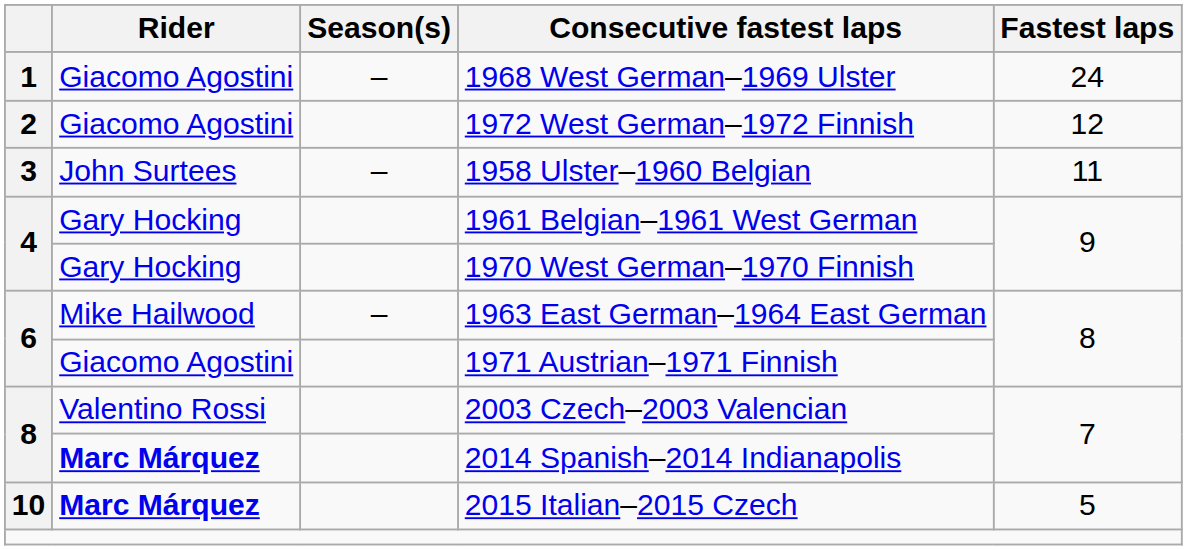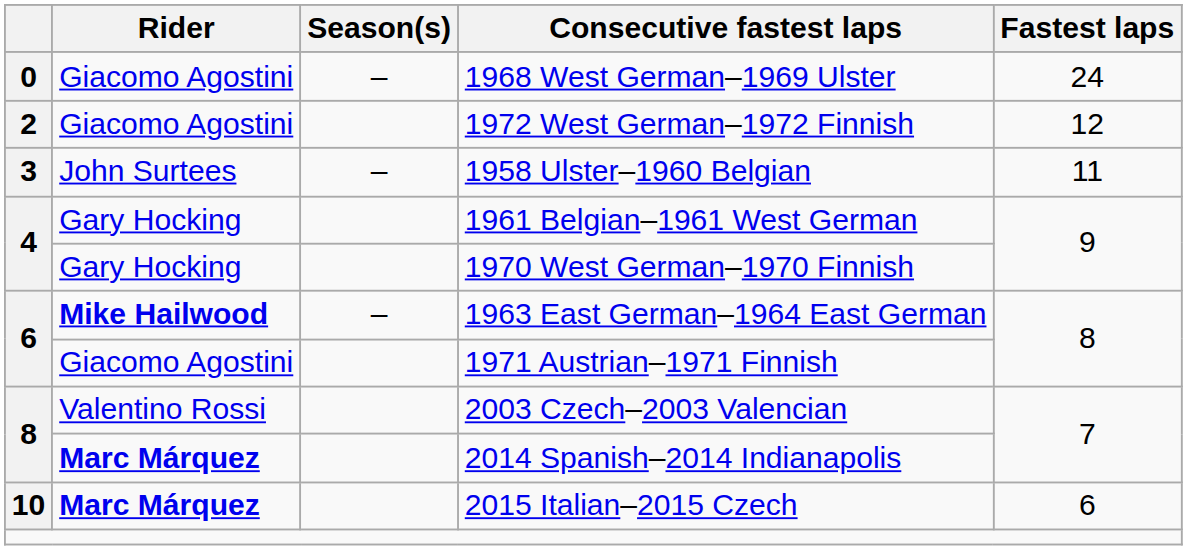(29, 76) 1 -> (29, 76) 0
(157, 314) normal -> (164, 314) bold
(1087, 505) 5 -> (1087, 505) 6
